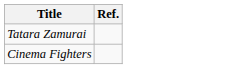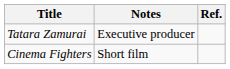+ column: (146, 14)
